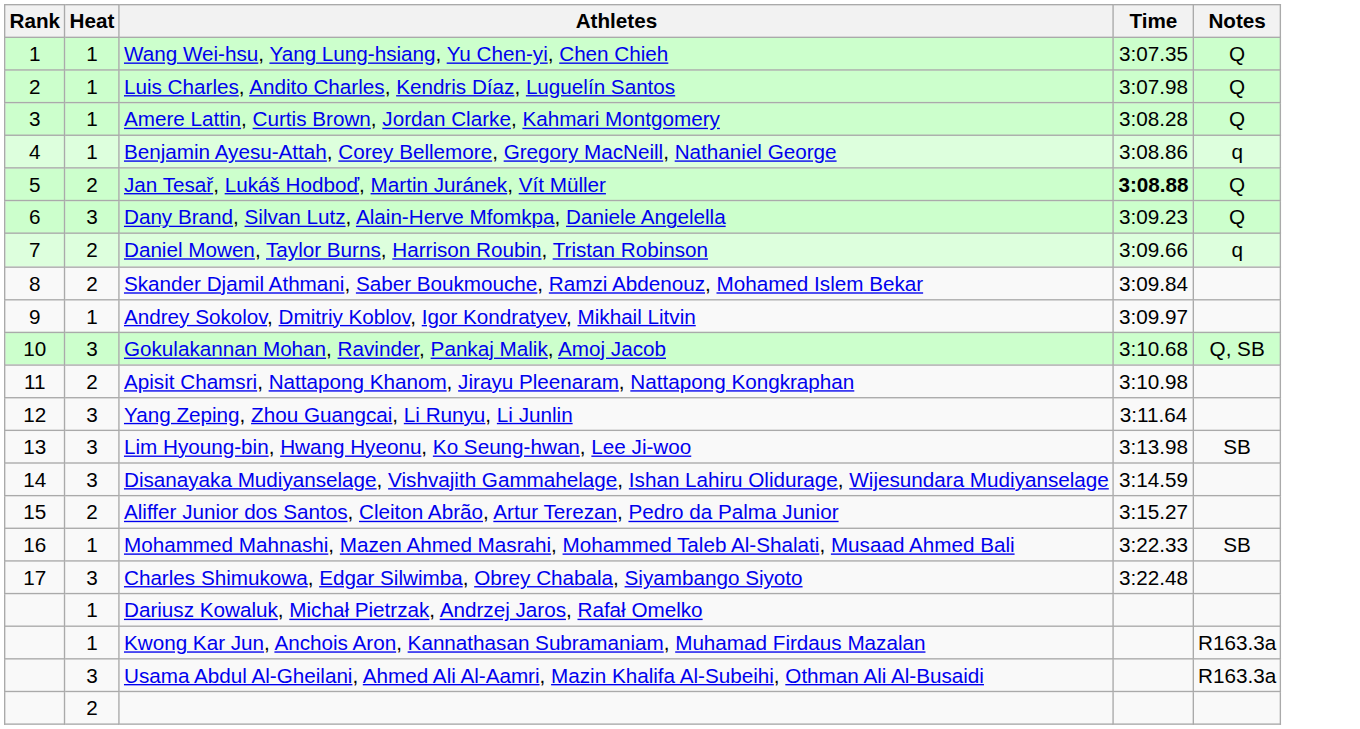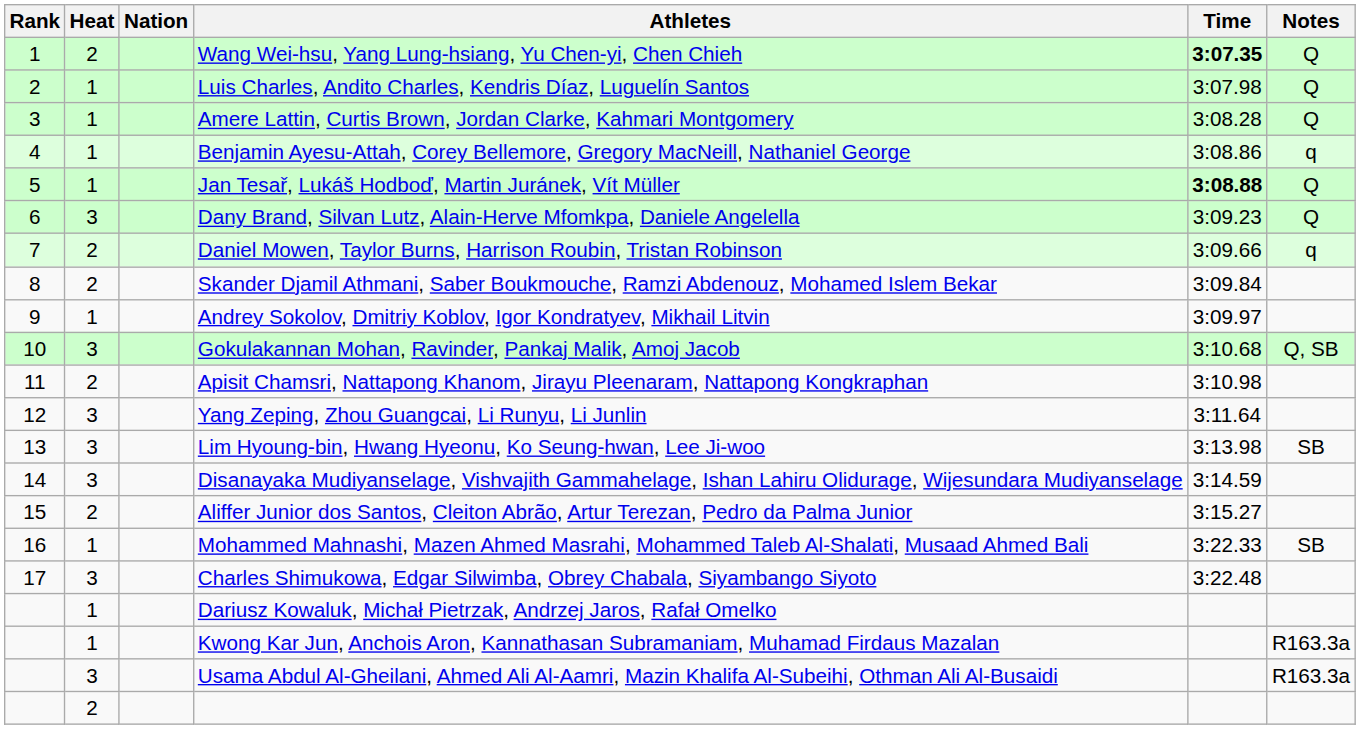+ column: (156, 21)
(92, 54) 1 -> (92, 54) 2
(1153, 54) normal -> (1227, 54) bold
(92, 185) 2 -> (92, 185) 1
